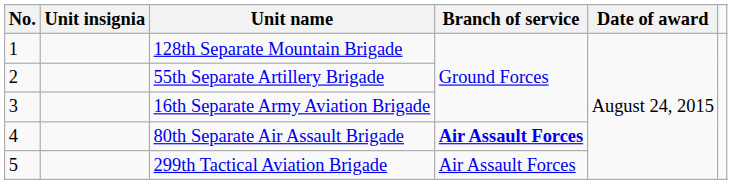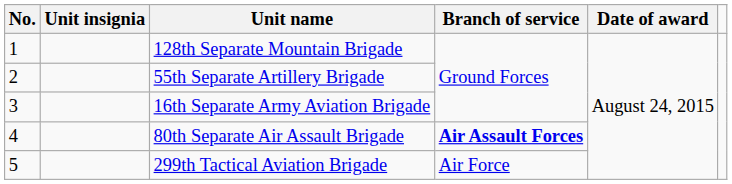(507, 164) Air Assault Forces -> (474, 164) Air Force
